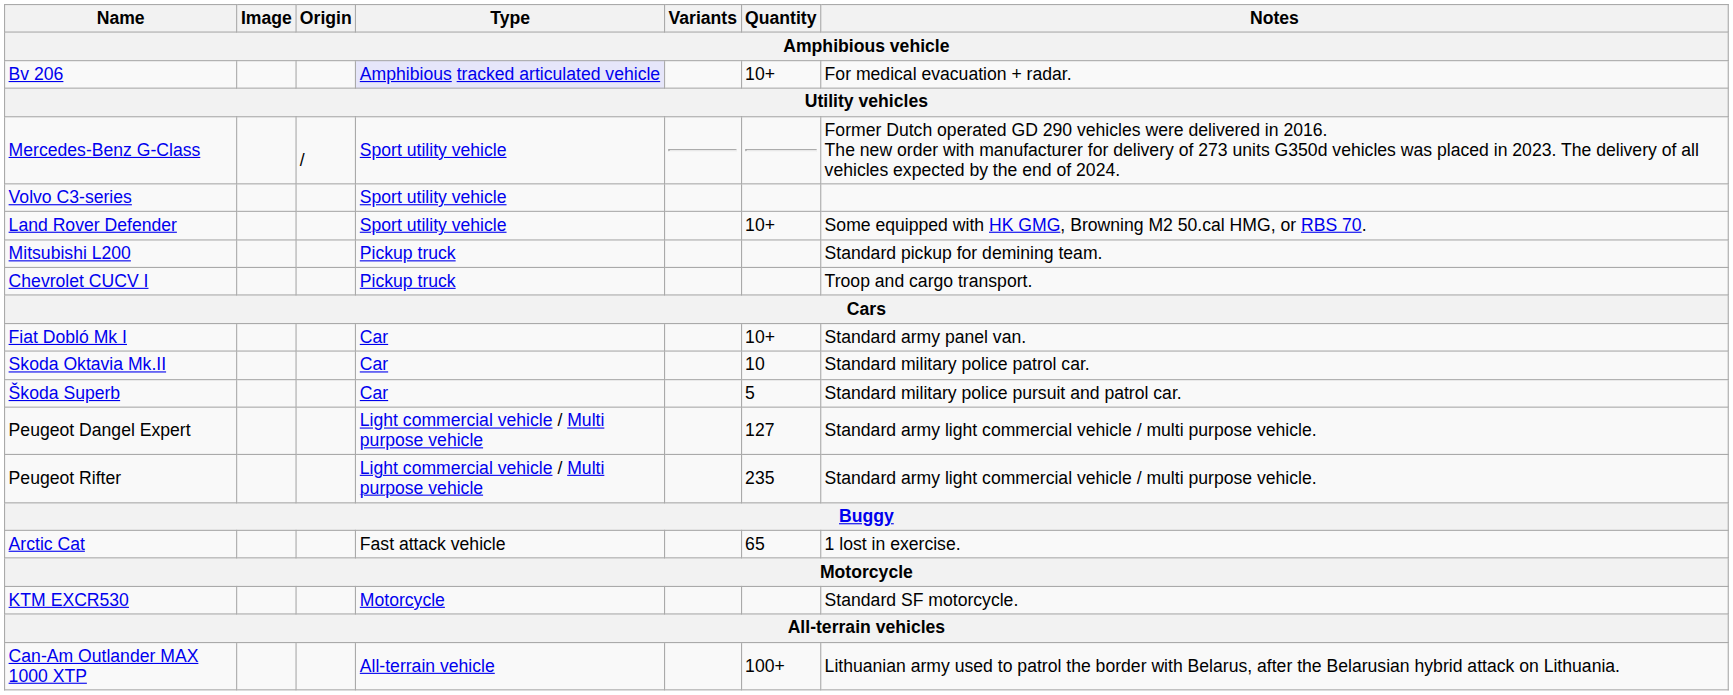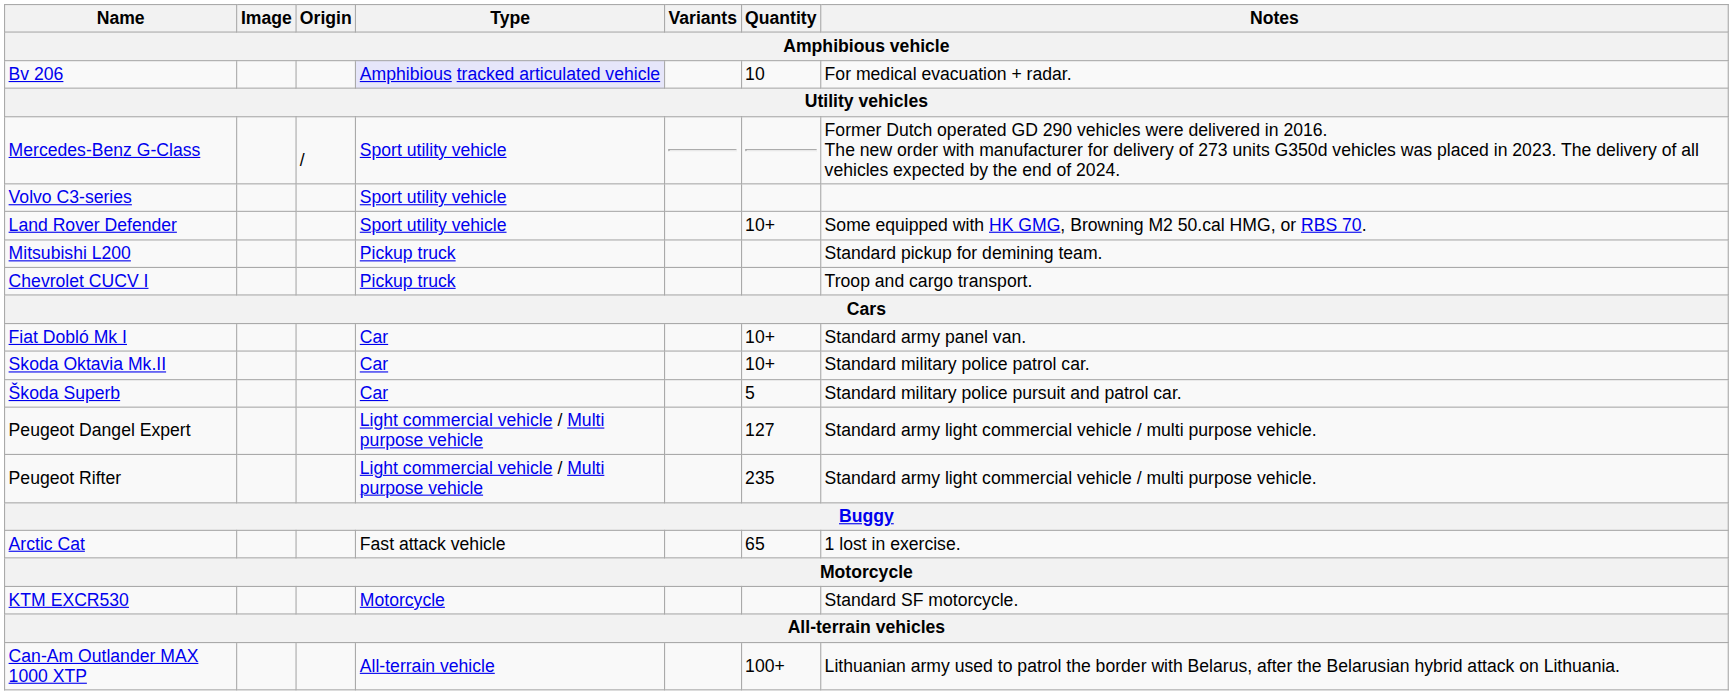(760, 74) 10+ -> (755, 74) 10
(755, 365) 10 -> (760, 365) 10+
